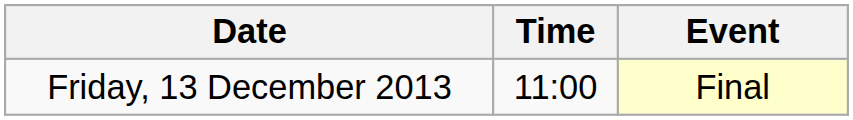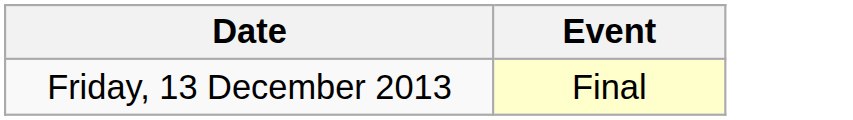- column: (556, 31)
